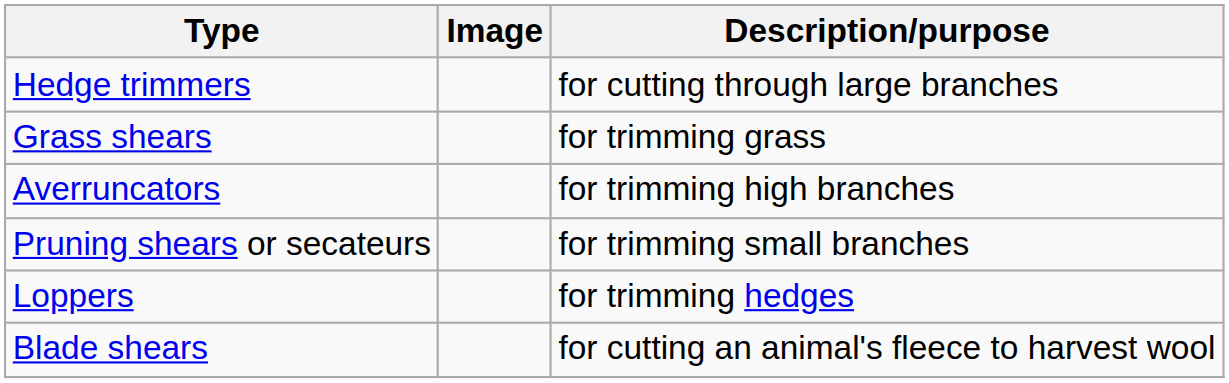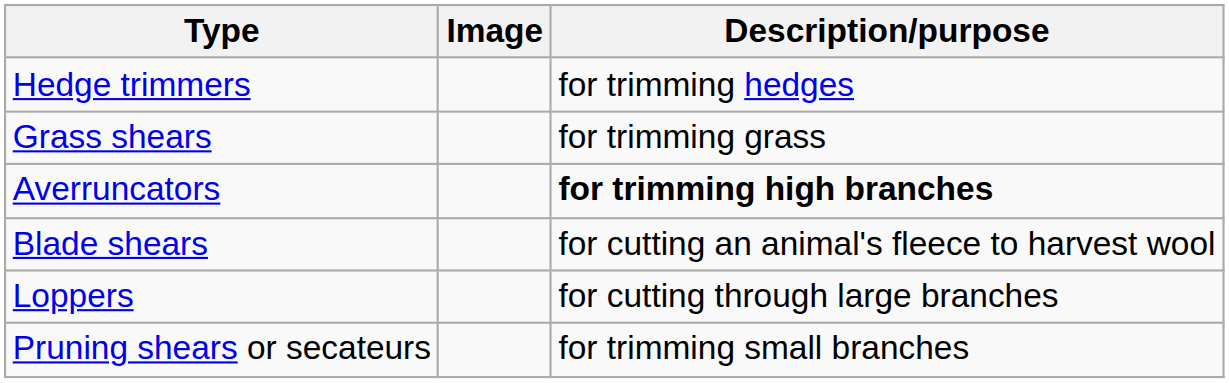(809, 84) for cutting through large branches -> (706, 84) for trimming hedges
(756, 190) normal -> (776, 190) bold
rows swapped: (222, 243) <-> (110, 349)
(706, 296) for trimming hedges -> (809, 296) for cutting through large branches
